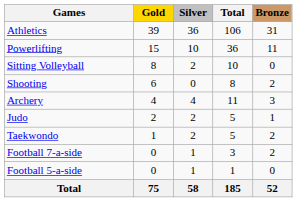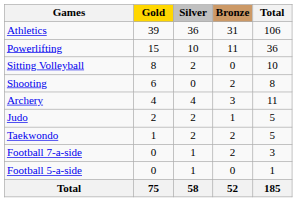columns swapped: (272, 13) <-> (233, 13)
